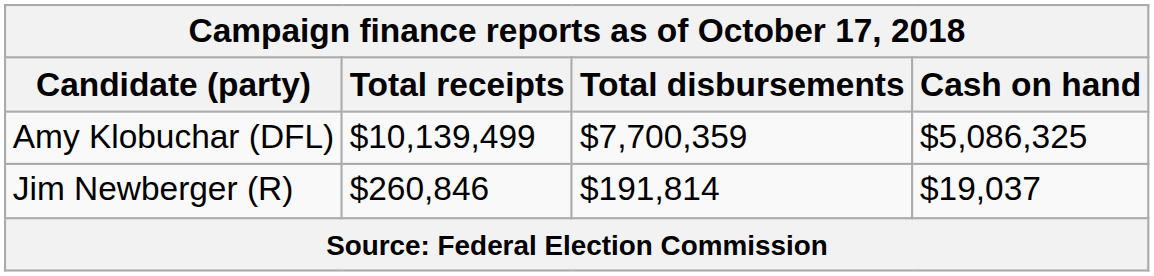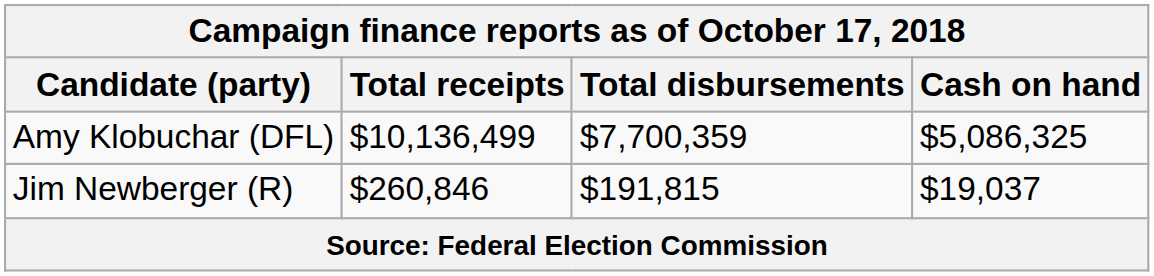(443, 137) $10,139,499 -> (443, 137) $10,136,499
(650, 190) $191,814 -> (650, 190) $191,815
